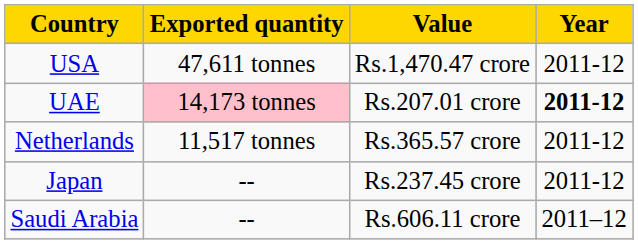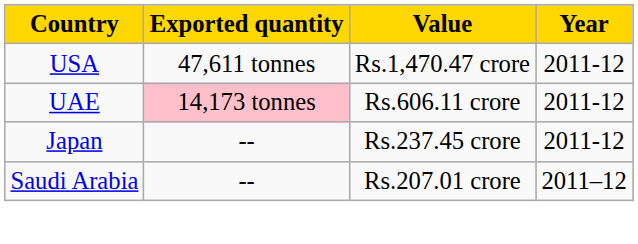(442, 102) Rs.207.01 crore -> (442, 102) Rs.606.11 crore
(584, 102) bold -> (584, 102) normal
- row: (74, 141)
(442, 219) Rs.606.11 crore -> (442, 180) Rs.207.01 crore
